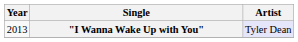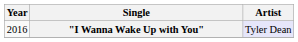(17, 29) 2013 -> (17, 29) 2016
